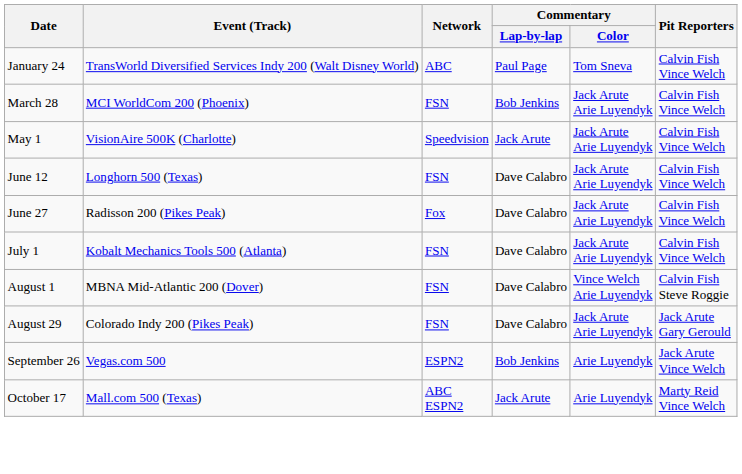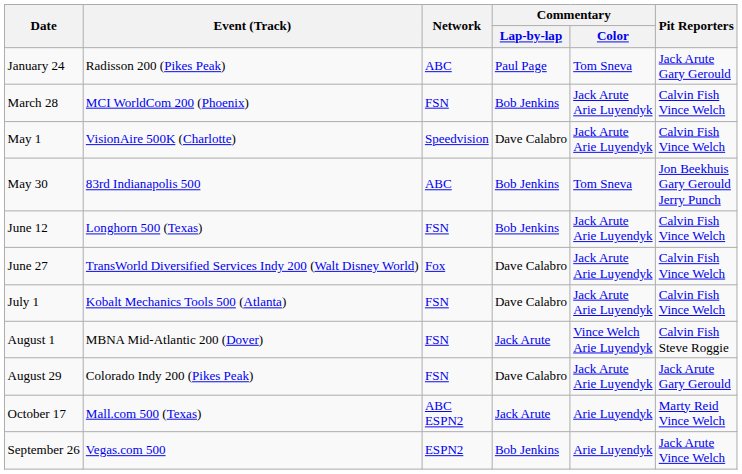(252, 65) TransWorld Diversified Services Indy 200 (Walt Disney World) -> (156, 65) Radisson 200 (Pikes Peak)
(692, 65) Calvin Fish Vince Welch -> (695, 65) Jack Arute Gary Gerould
(523, 139) Jack Arute -> (531, 139) Dave Calabro
+ row: (28, 184)
(531, 176) Dave Calabro -> (527, 228) Bob Jenkins
(156, 213) Radisson 200 (Pikes Peak) -> (252, 265) TransWorld Diversified Services Indy 200 (Walt Disney World)
(531, 287) Dave Calabro -> (523, 339) Jack Arute
rows swapped: (44, 360) <-> (37, 397)
